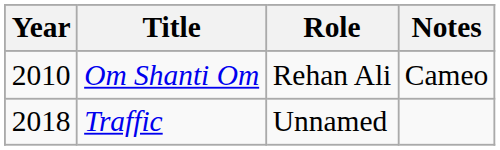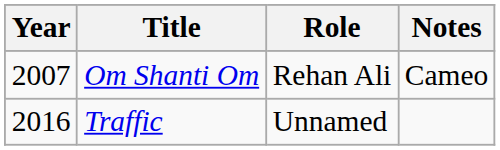(41, 74) 2010 -> (41, 74) 2007
(41, 121) 2018 -> (41, 121) 2016
